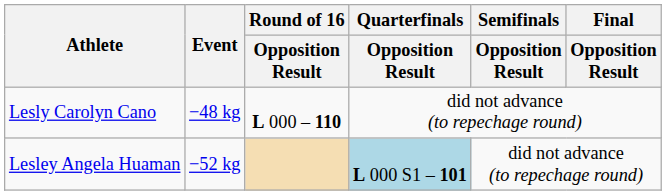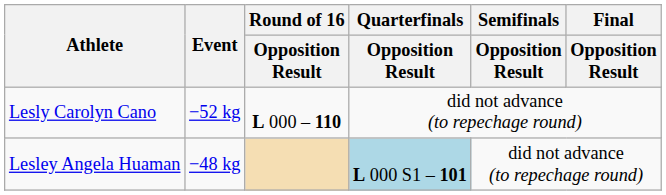(215, 112) −48 kg -> (215, 112) −52 kg
(215, 164) −52 kg -> (215, 164) −48 kg
